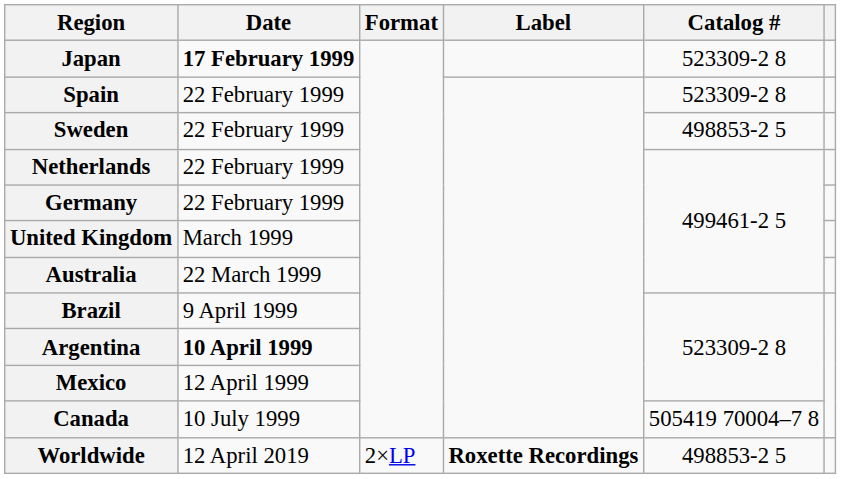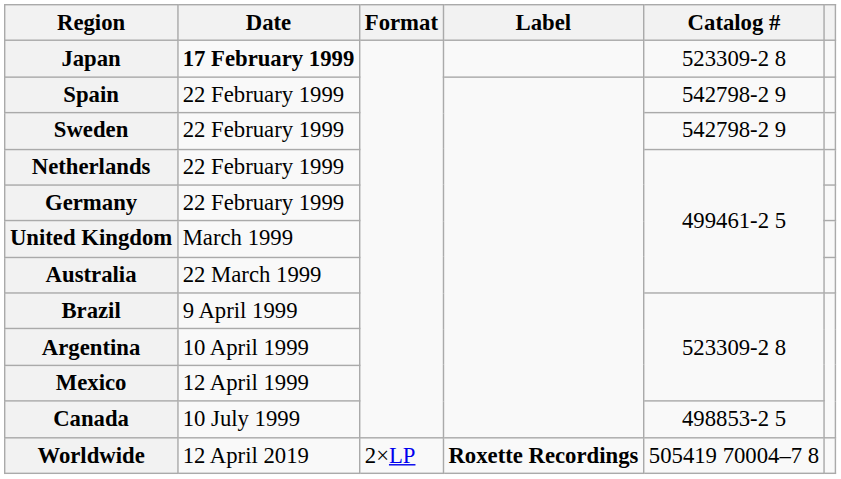(734, 94) 523309-2 8 -> (734, 94) 542798-2 9
(734, 130) 498853-2 5 -> (734, 130) 542798-2 9
(248, 346) bold -> (246, 346) normal
(734, 418) 505419 70004–7 8 -> (734, 418) 498853-2 5
(734, 454) 498853-2 5 -> (734, 454) 505419 70004–7 8
